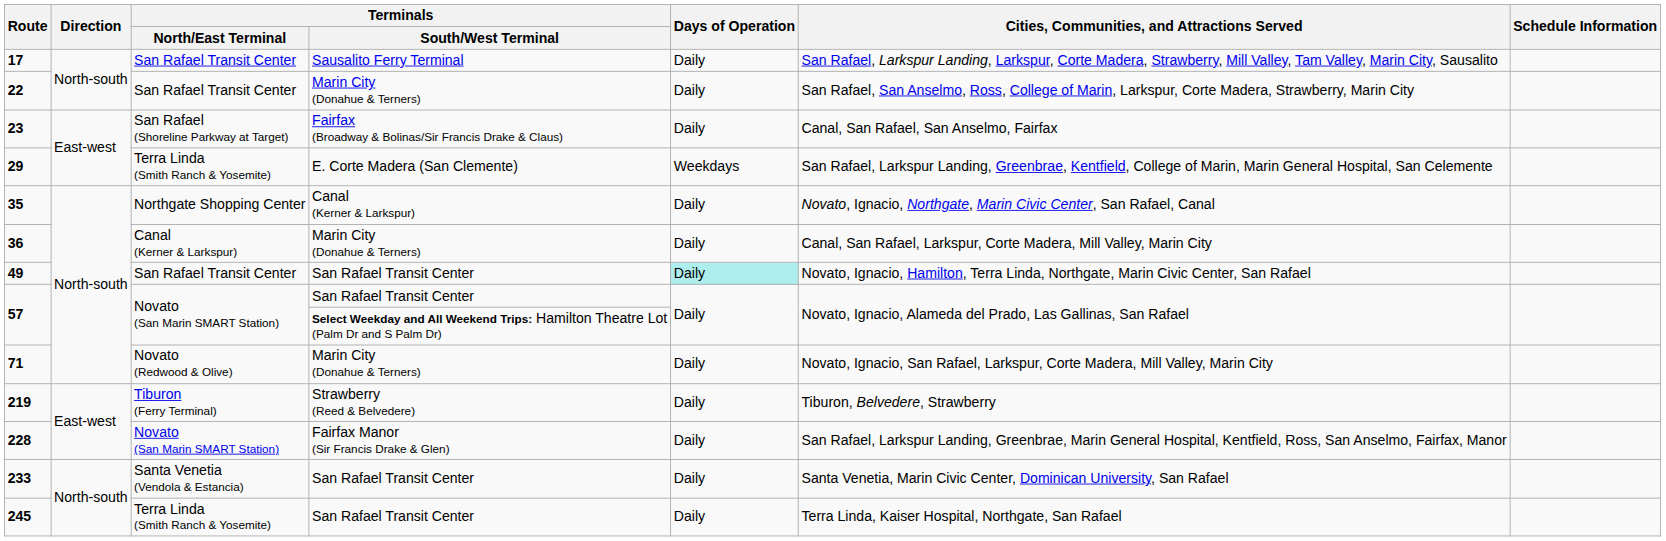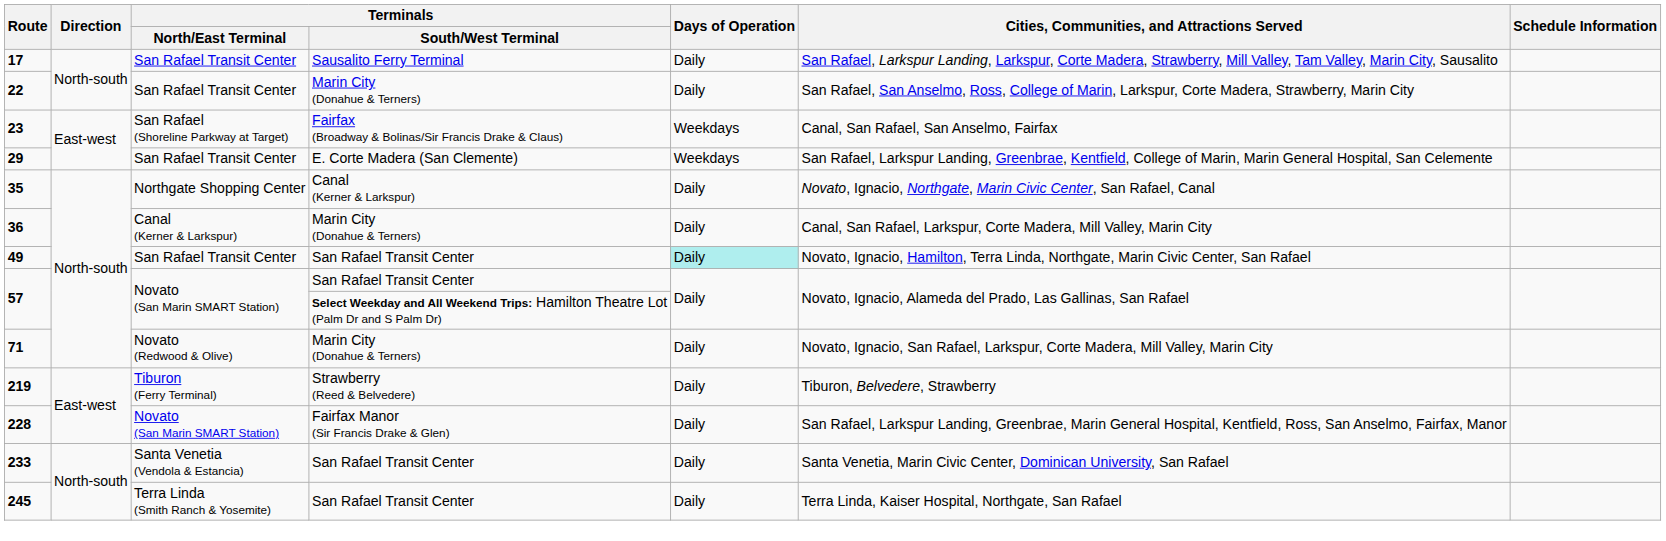(689, 128) Daily -> (707, 128) Weekdays
(203, 166) Terra Linda (Smith Ranch & Yosemite) -> (215, 158) San Rafael Transit Center
